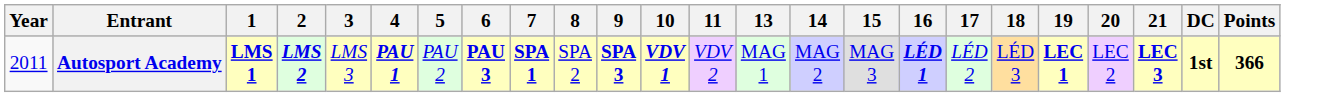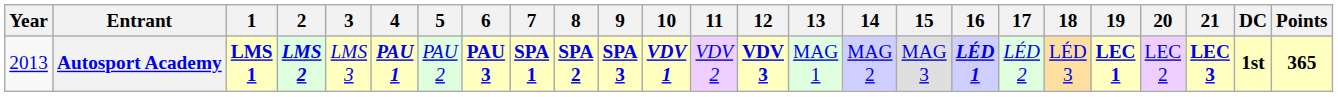+ column: (763, 20)
(29, 63) 2011 -> (29, 63) 2013
(575, 63) normal -> (576, 63) bold
(1250, 63) 366 -> (1302, 63) 365
